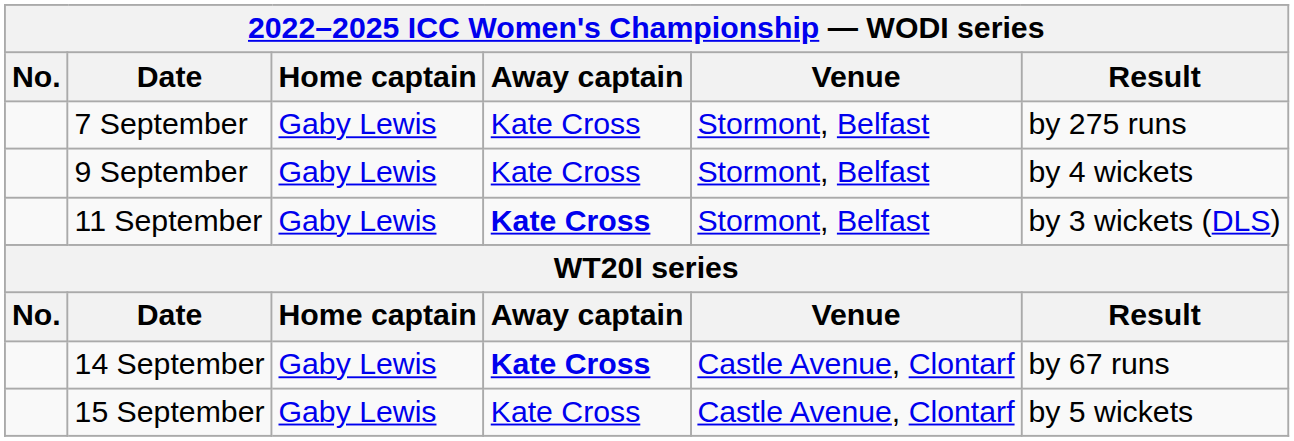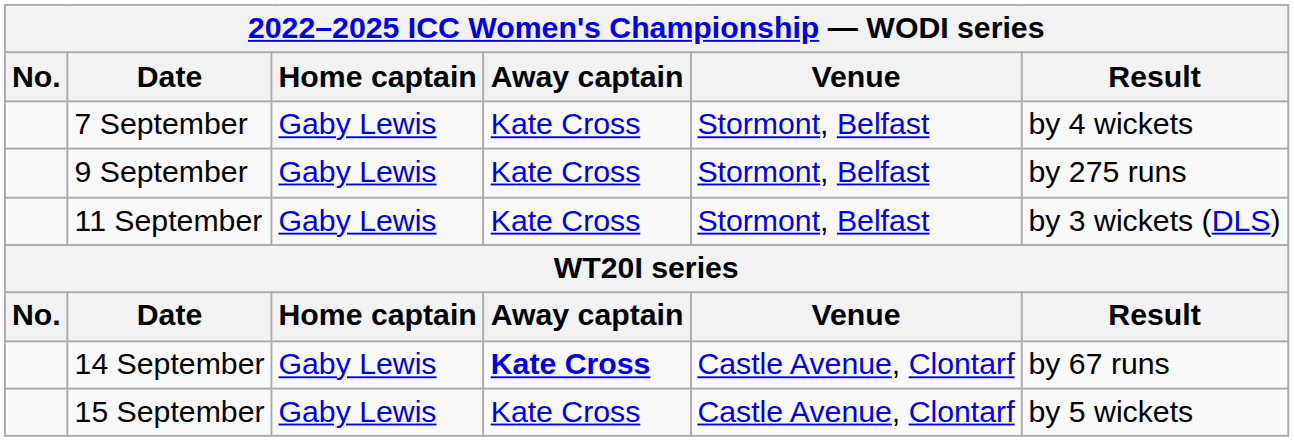(1108, 124) by 275 runs -> (1111, 124) by 4 wickets
(1111, 172) by 4 wickets -> (1108, 172) by 275 runs
(571, 220) bold -> (566, 220) normal
